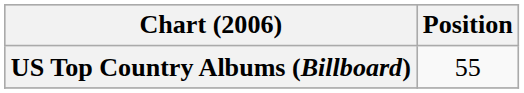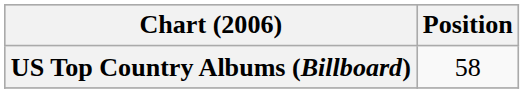(468, 66) 55 -> (468, 66) 58
